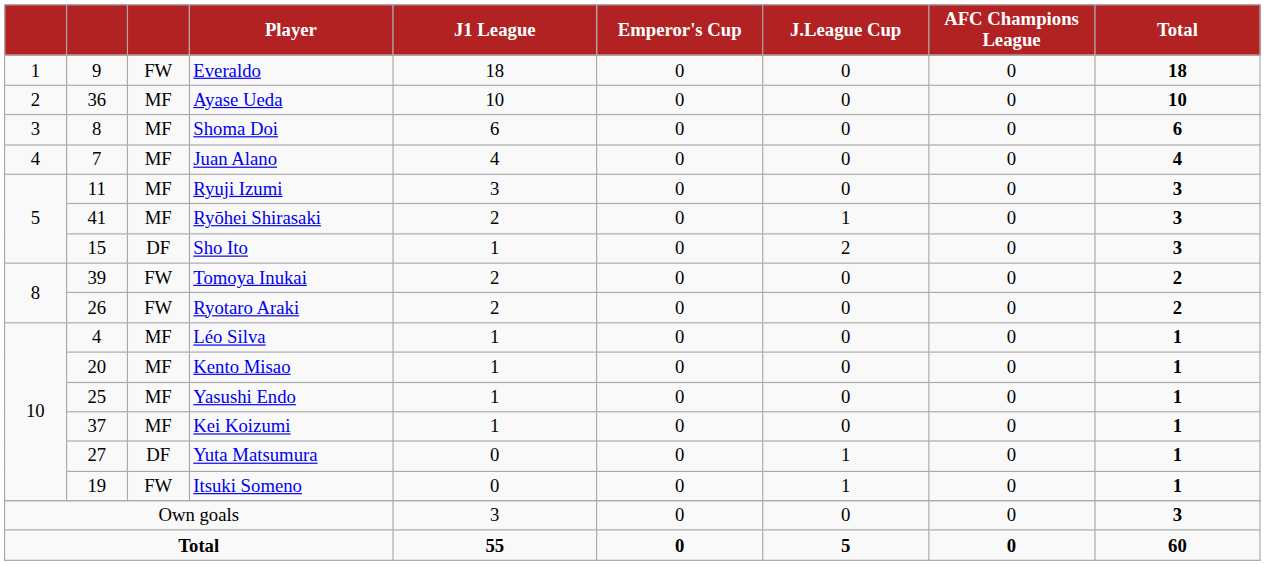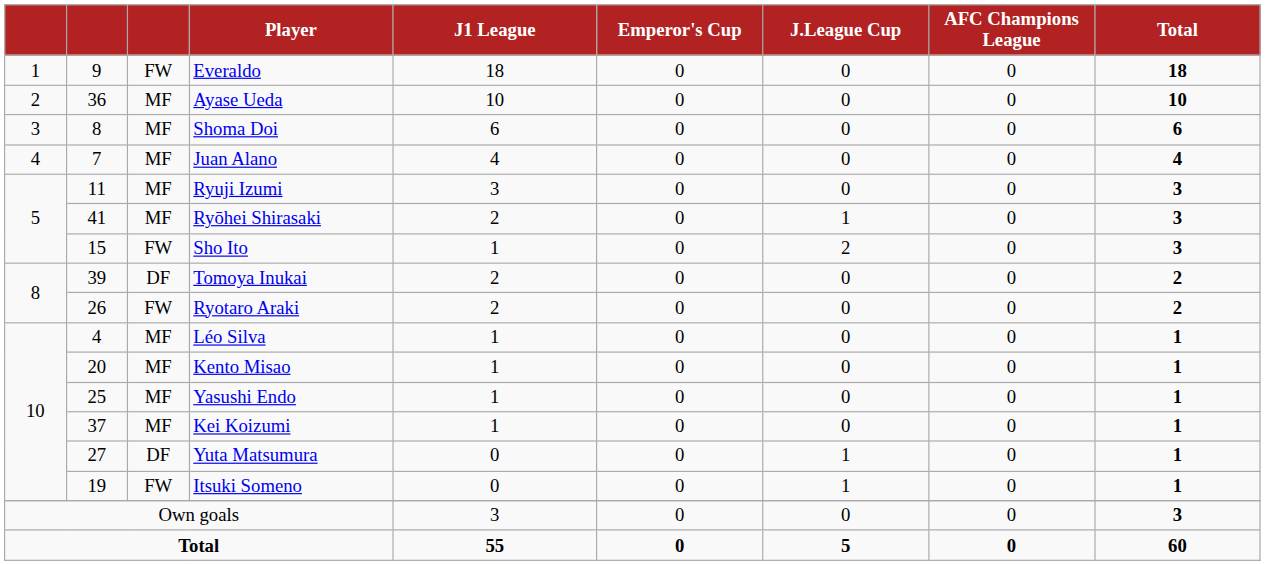(158, 248) DF -> (158, 248) FW
(158, 277) FW -> (158, 277) DF
